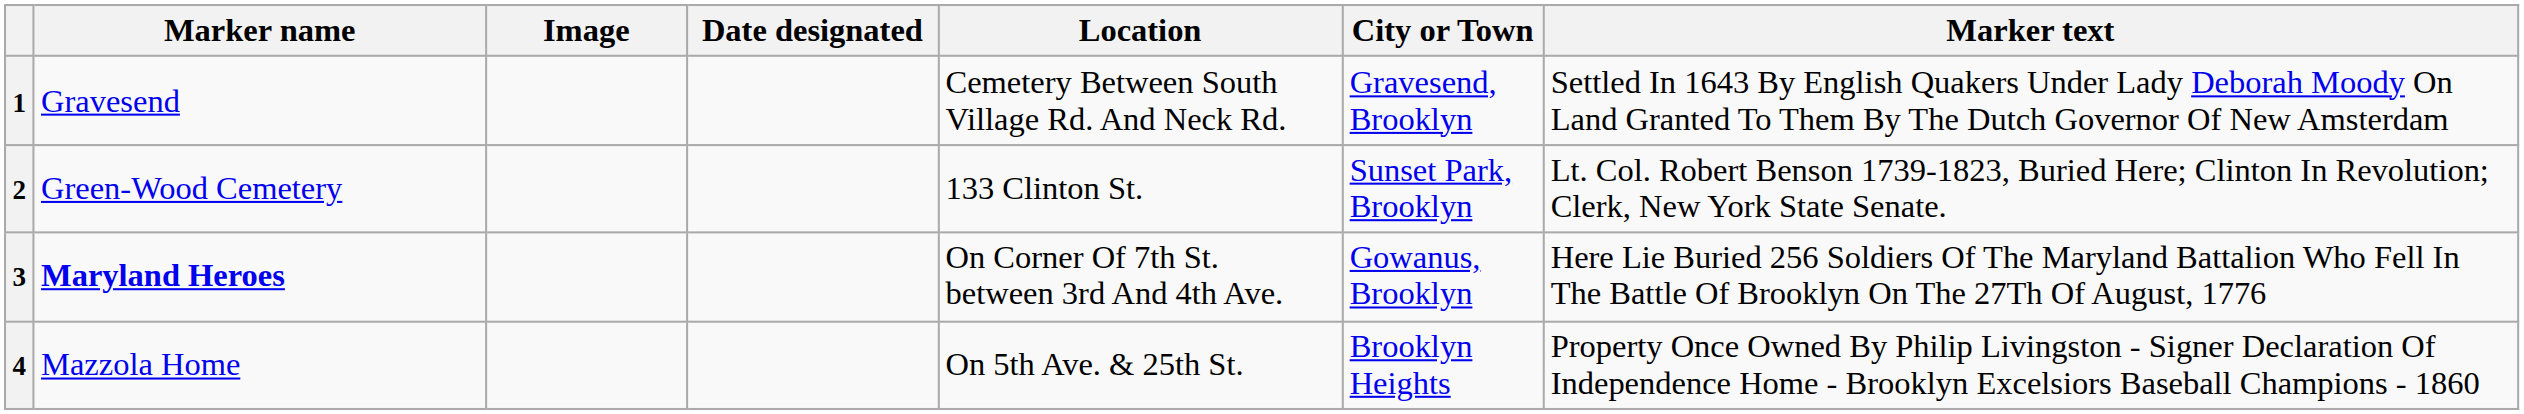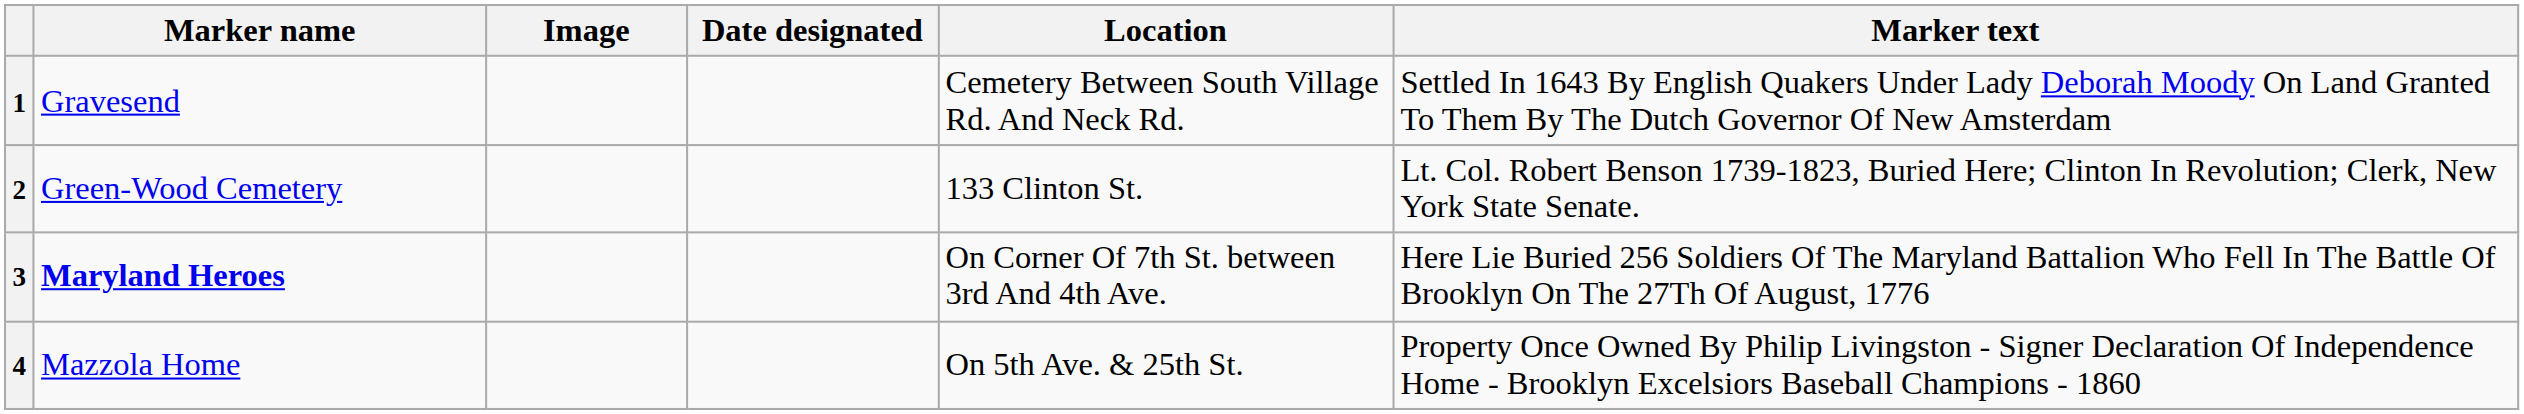- column: (1443, 30)
